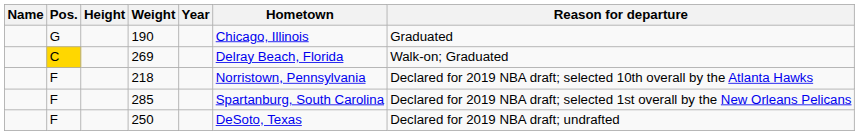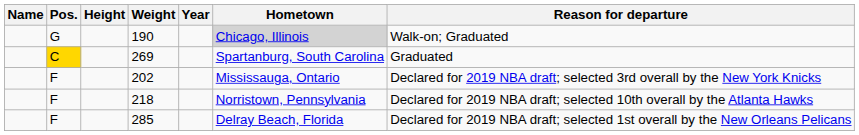(262, 36) no background -> (262, 36) lightgrey background
(422, 36) Graduated -> (449, 36) Walk-on; Graduated
(280, 57) Delray Beach, Florida -> (300, 57) Spartanburg, South Carolina
(449, 57) Walk-on; Graduated -> (422, 57) Graduated
+ row: (142, 78)
(300, 99) Spartanburg, South Carolina -> (280, 120) Delray Beach, Florida
- row: (142, 120)
